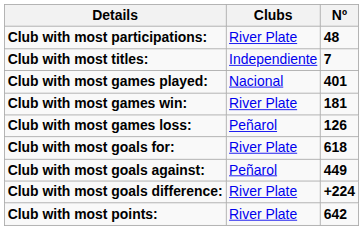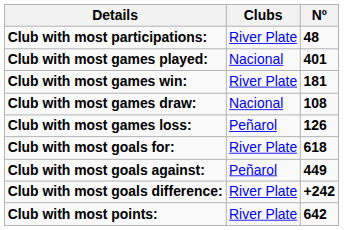- row: (78, 59)
+ row: (102, 103)
(339, 192) +224 -> (319, 192) +242
